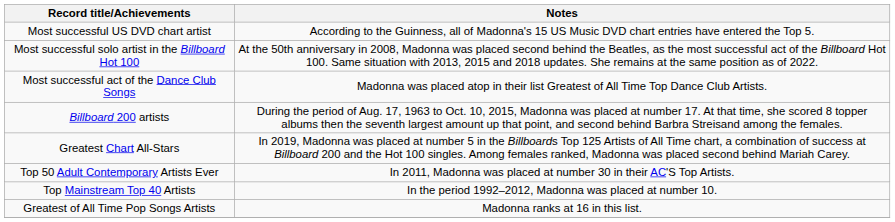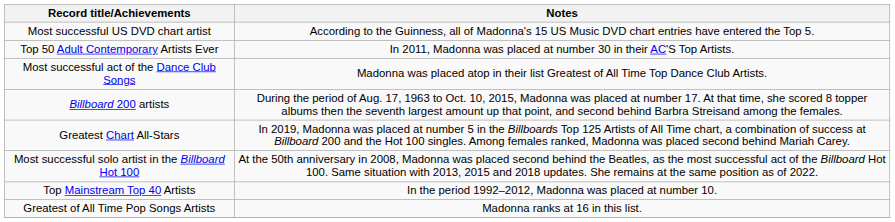rows swapped: (119, 55) <-> (119, 172)
